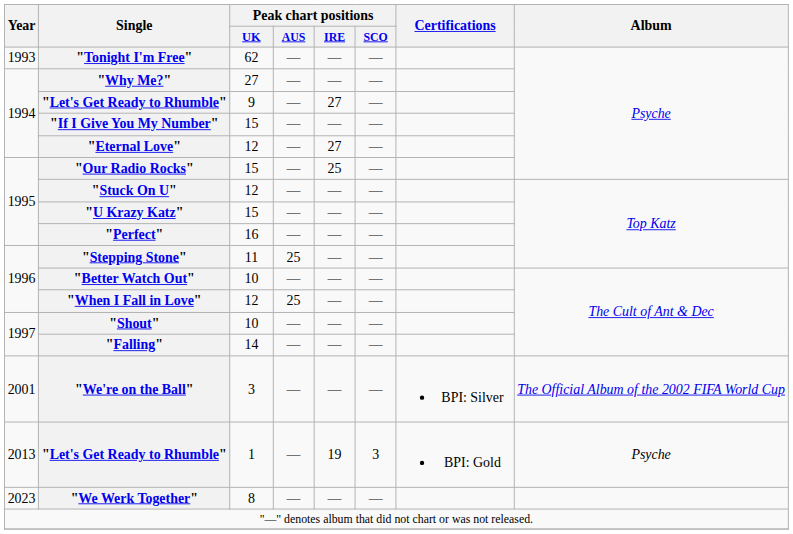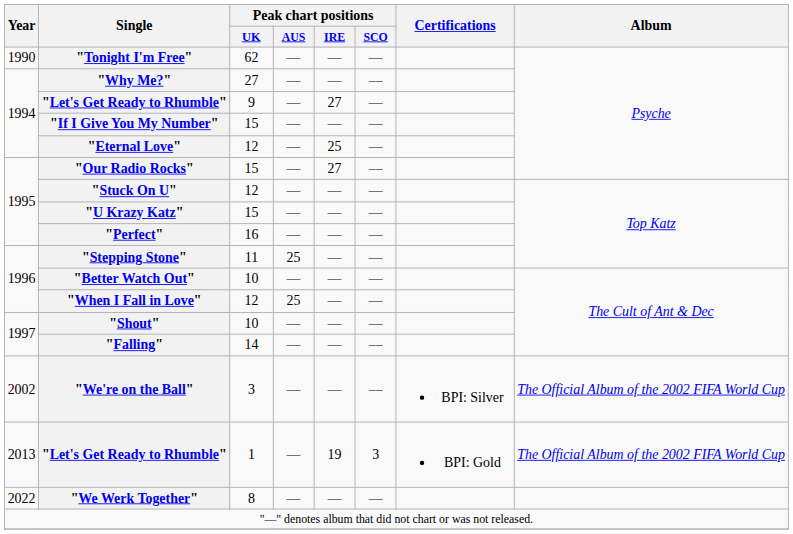(22, 58) 1993 -> (22, 58) 1990
(335, 146) 27 -> (335, 146) 25
(335, 168) 25 -> (335, 168) 27
(22, 389) 2001 -> (22, 389) 2002
(651, 454) Psyche -> (651, 454) The Official Album of the 2002 FIFA World Cup
(22, 498) 2023 -> (22, 498) 2022
